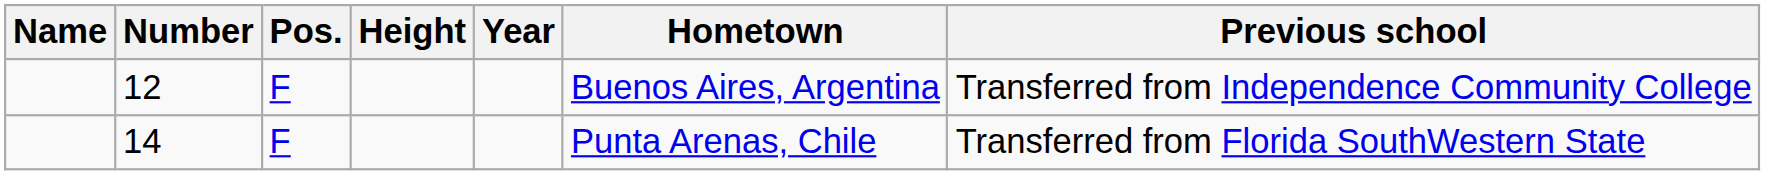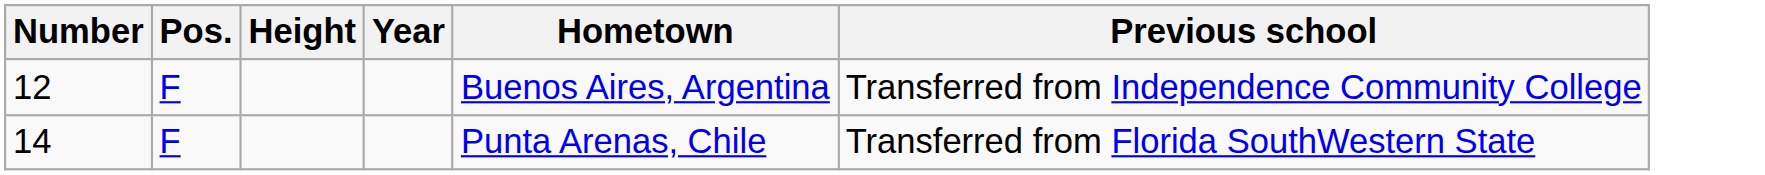- column: (60, 31)
